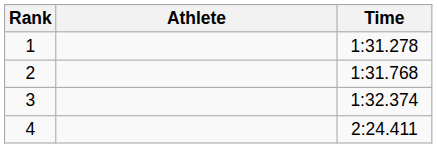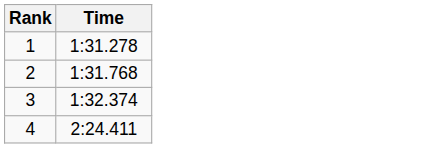- column: (196, 18)
